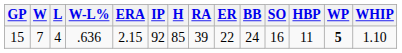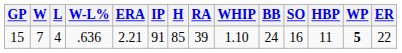columns swapped: (227, 15) <-> (375, 15)
(130, 37) 2.15 -> (130, 37) 2.21
(158, 37) 92 -> (158, 37) 91
